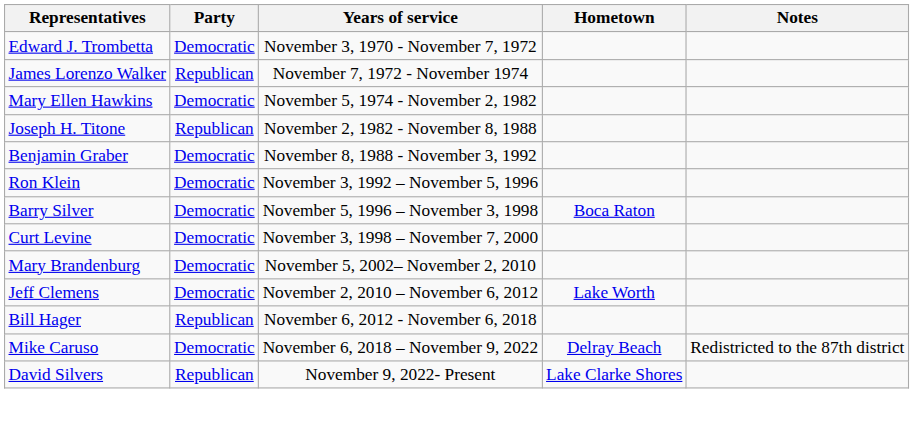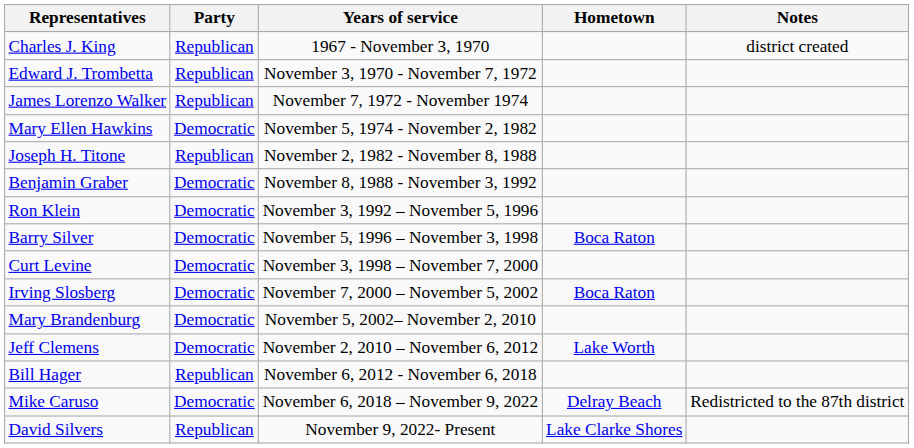+ row: (62, 45)
(214, 45) Democratic -> (214, 73) Republican
+ row: (62, 292)
